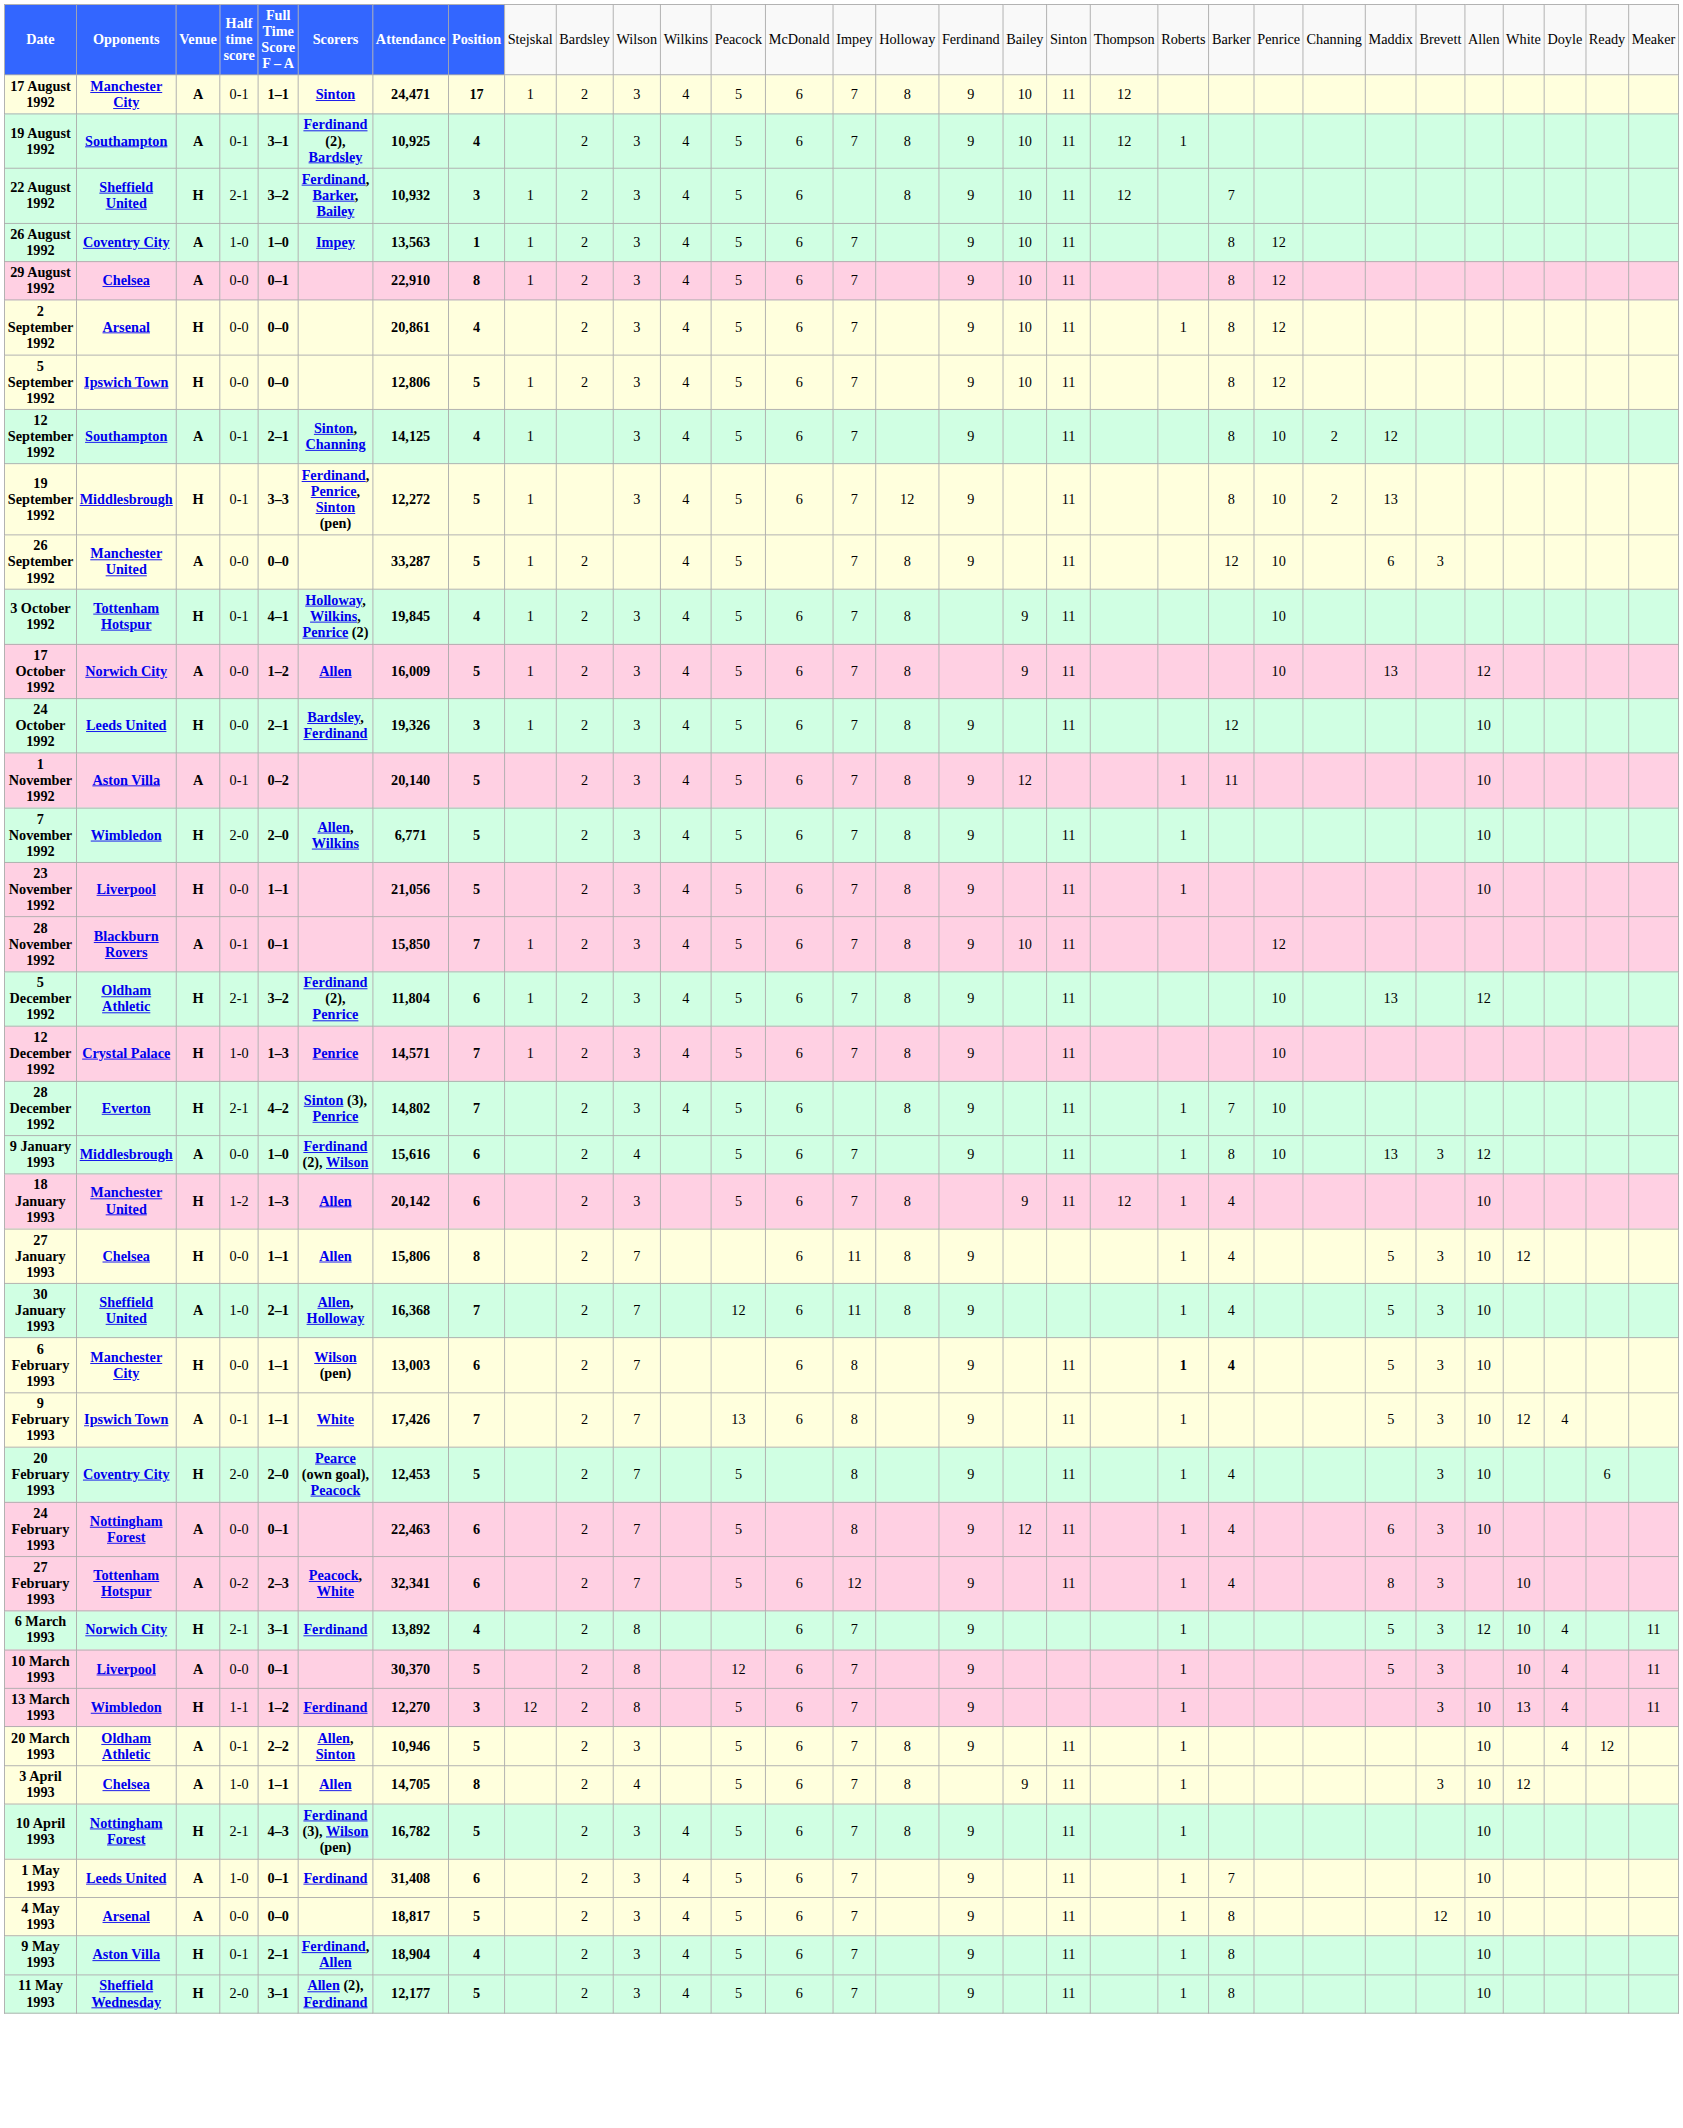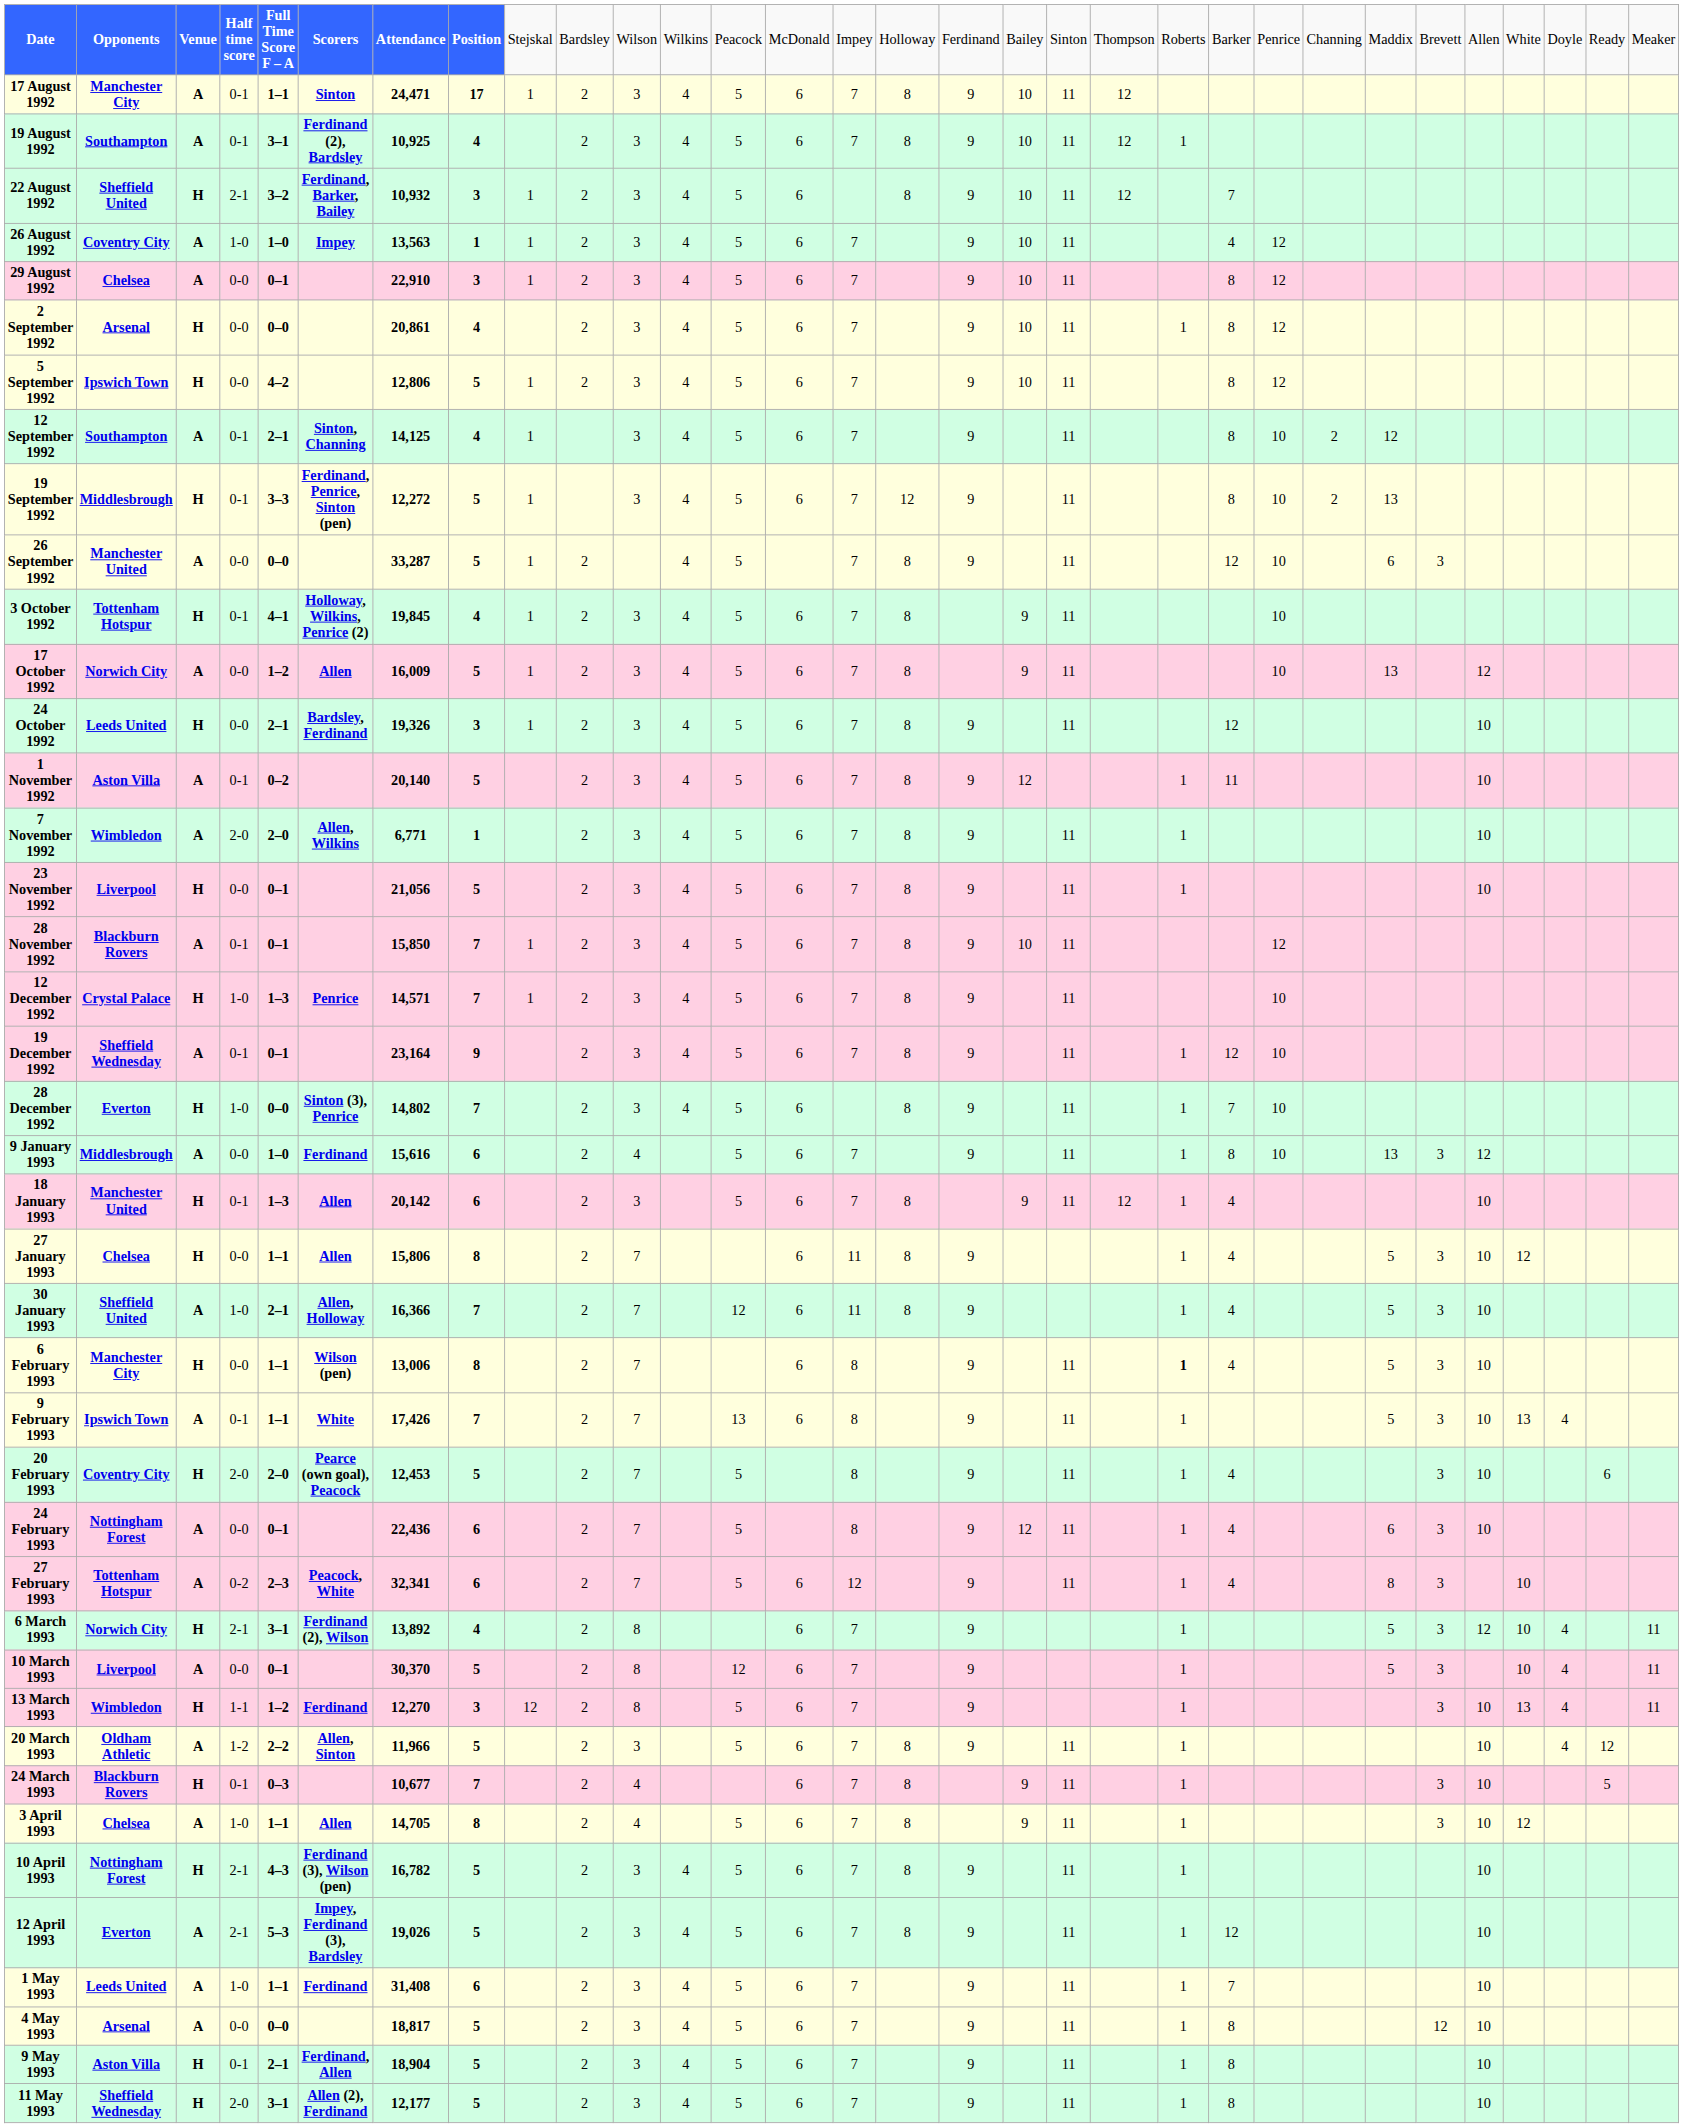(1231, 242) 8 -> (1231, 242) 4
(477, 280) 8 -> (477, 280) 3
(278, 382) 0–0 -> (278, 382) 4–2
(198, 835) H -> (198, 835) A
(477, 835) 5 -> (477, 835) 1
(278, 889) 1–1 -> (278, 889) 0–1
- row: (40, 999)
+ row: (40, 1053)
(239, 1108) 2-1 -> (239, 1108) 1-0
(278, 1108) 4–2 -> (278, 1108) 0–0
(335, 1154) Ferdinand (2), Wilson -> (335, 1154) Ferdinand
(239, 1201) 1-2 -> (239, 1201) 0-1
(411, 1310) 16,368 -> (411, 1310) 16,366
(411, 1365) 13,003 -> (411, 1365) 13,006
(477, 1365) 6 -> (477, 1365) 8
(1231, 1365) bold -> (1231, 1365) normal
(1523, 1419) 12 -> (1523, 1419) 13
(411, 1529) 22,463 -> (411, 1529) 22,436
(335, 1630) Ferdinand -> (335, 1630) Ferdinand (2), Wilson
(239, 1746) 0-1 -> (239, 1746) 1-2
(411, 1746) 10,946 -> (411, 1746) 11,966
+ row: (40, 1784)
+ row: (40, 1932)
(278, 1878) 0–1 -> (278, 1987) 1–1
(477, 1955) 4 -> (477, 2064) 5
